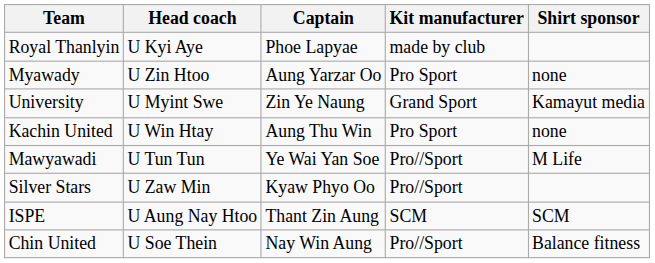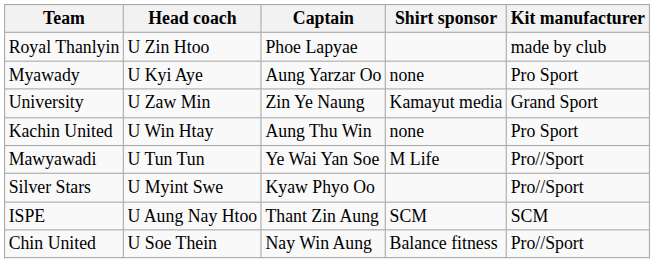columns swapped: (457, 18) <-> (589, 18)
(165, 46) U Kyi Aye -> (168, 46) U Zin Htoo
(168, 74) U Zin Htoo -> (165, 74) U Kyi Aye
(175, 103) U Myint Swe -> (169, 103) U Zaw Min
(169, 187) U Zaw Min -> (175, 187) U Myint Swe
